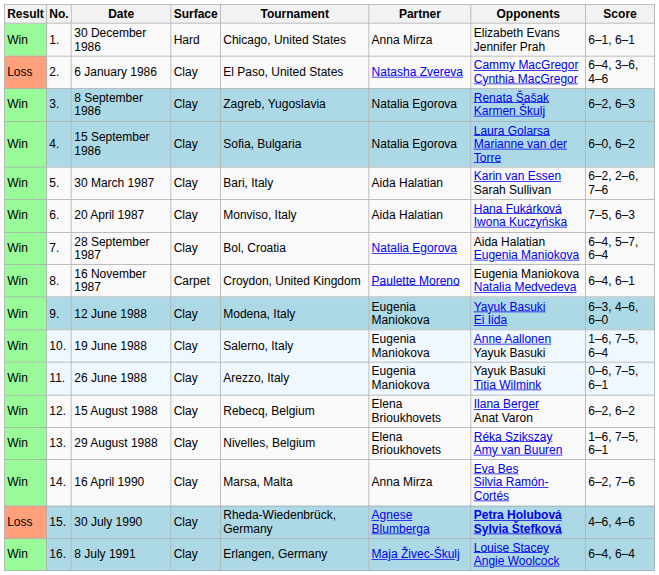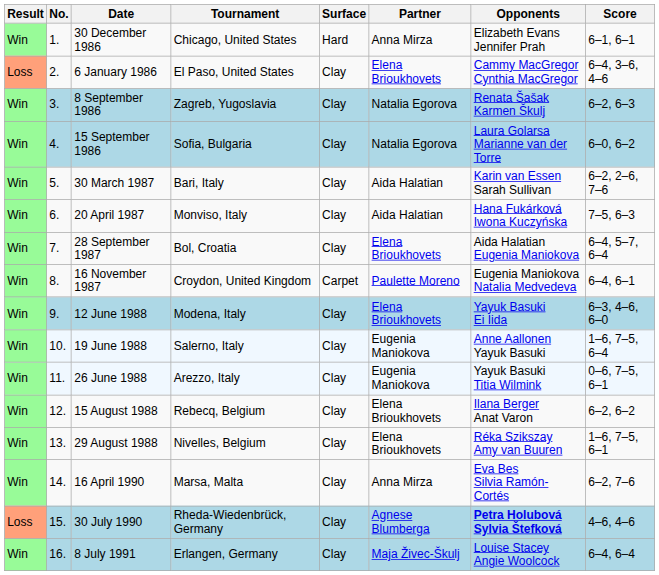columns swapped: (295, 14) <-> (196, 14)
(417, 72) Natasha Zvereva -> (406, 72) Elena Brioukhovets
(414, 248) Natalia Egorova -> (406, 248) Elena Brioukhovets
(401, 313) Eugenia Maniokova -> (406, 313) Elena Brioukhovets
